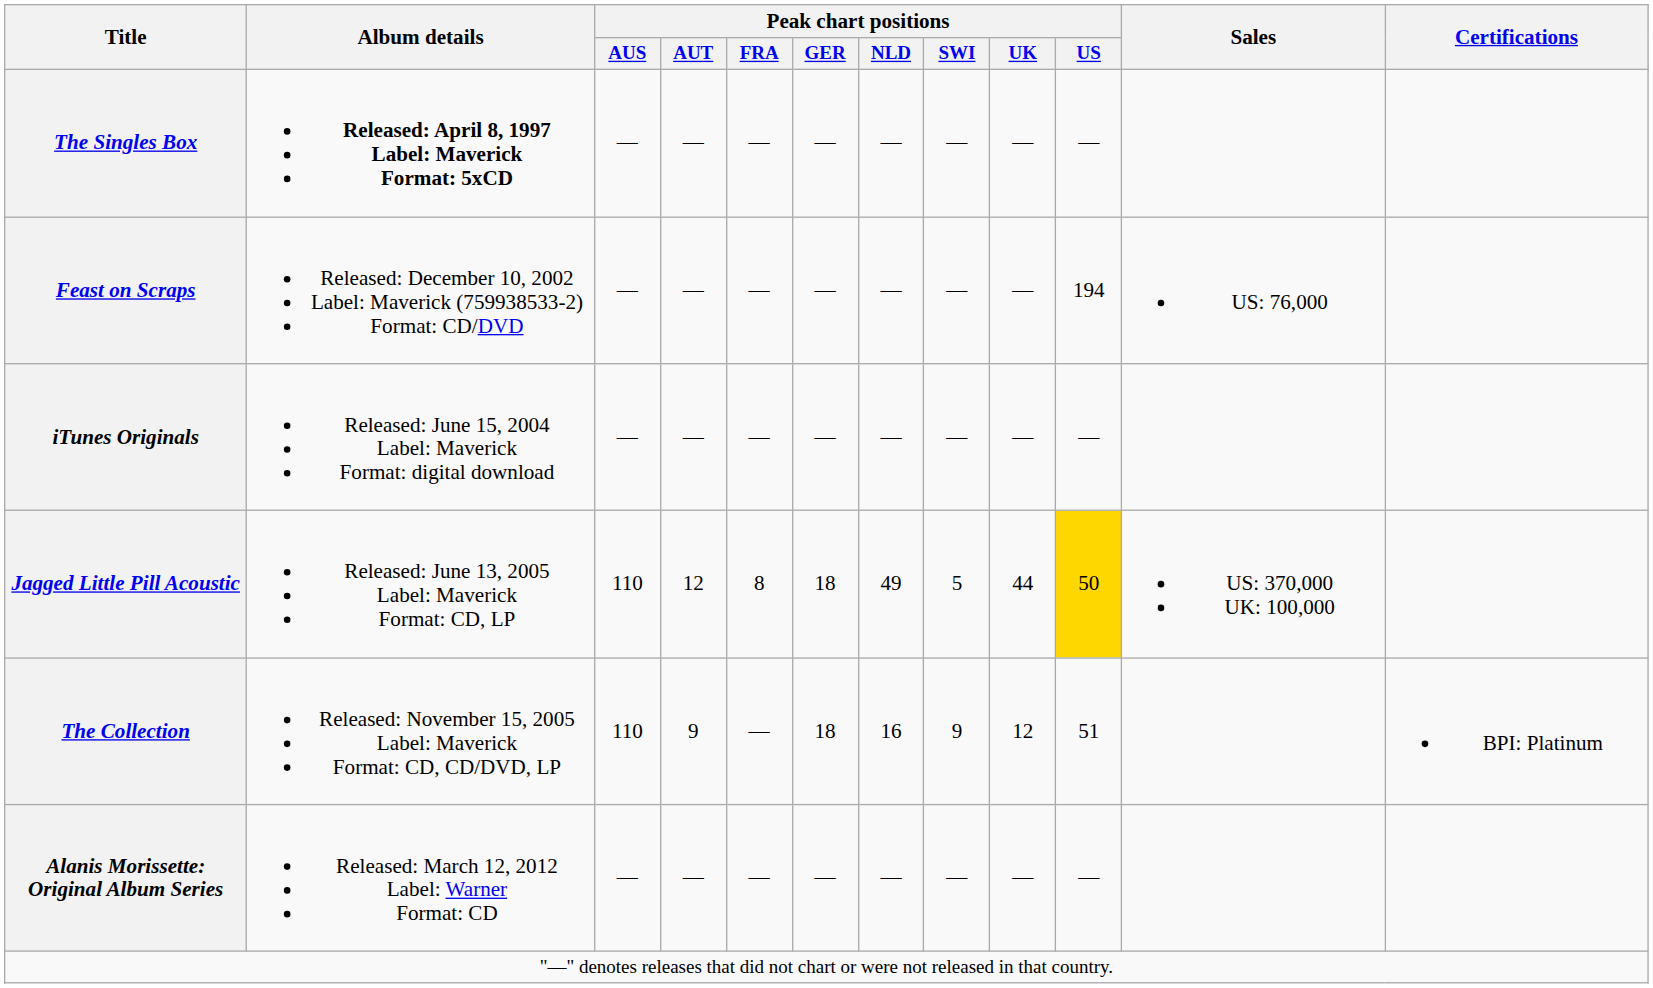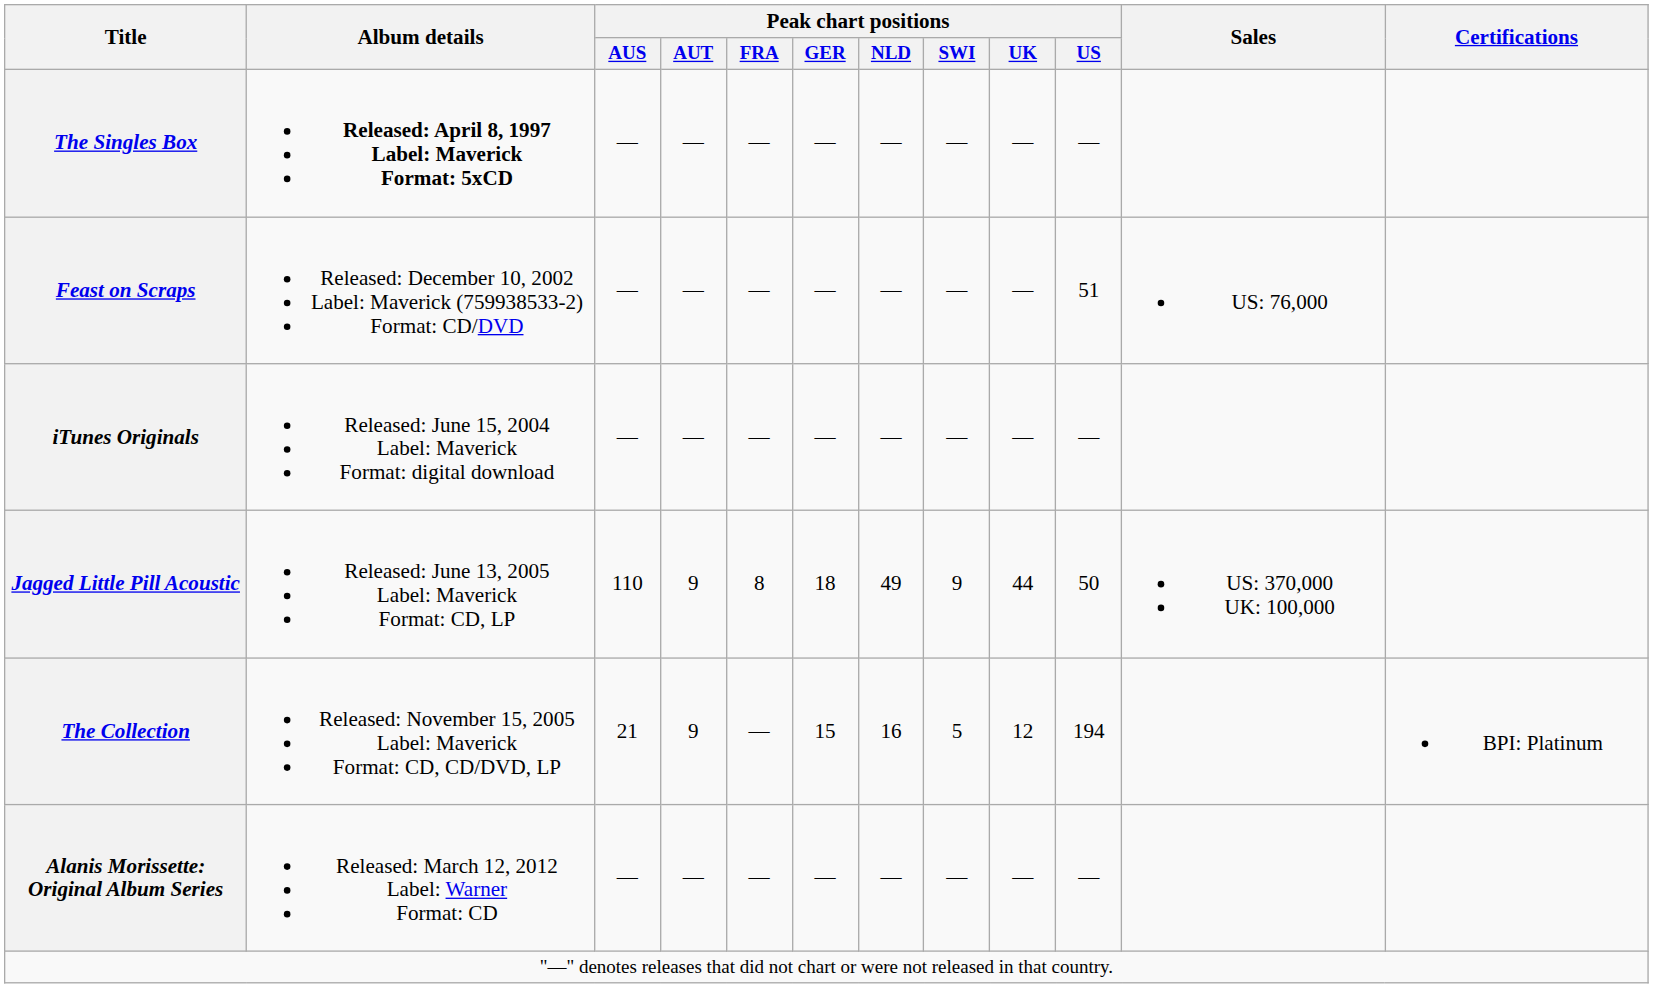(1089, 289) 194 -> (1089, 289) 51
(693, 583) 12 -> (693, 583) 9
(957, 583) 5 -> (957, 583) 9
(1089, 583) gold background -> (1089, 583) no background
(627, 730) 110 -> (627, 730) 21
(825, 730) 18 -> (825, 730) 15
(957, 730) 9 -> (957, 730) 5
(1089, 730) 51 -> (1089, 730) 194
